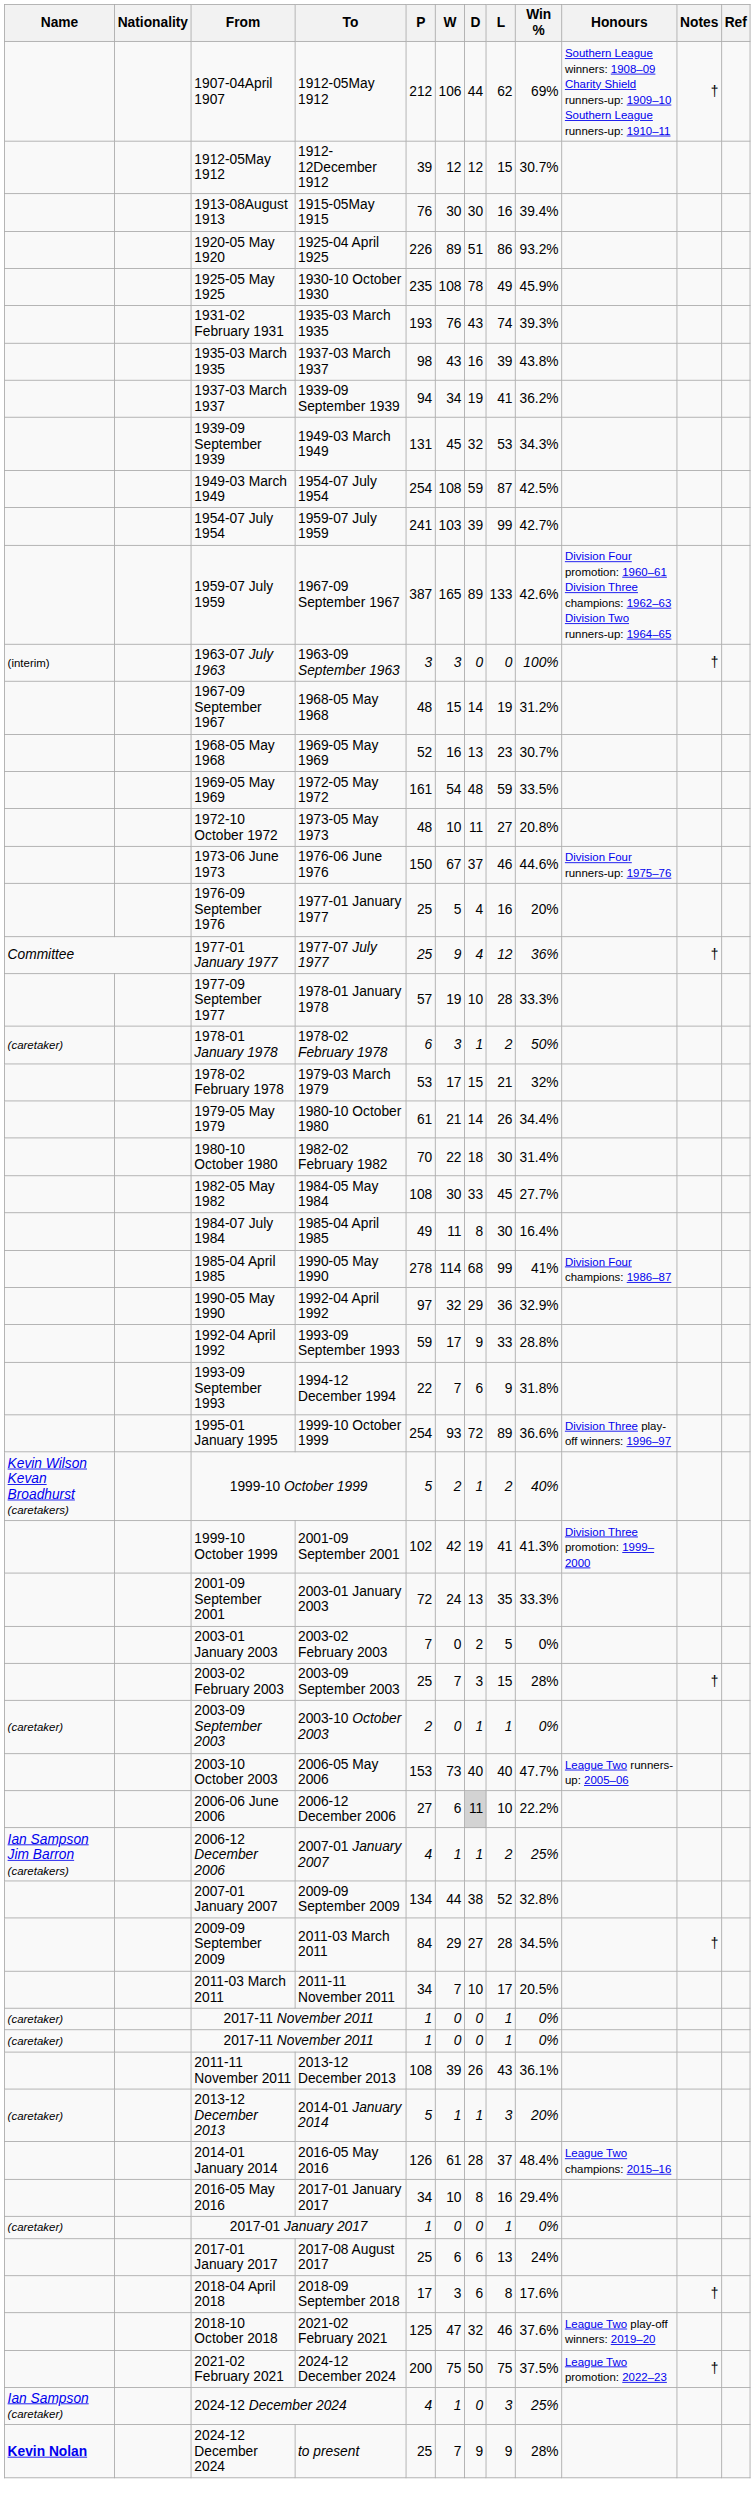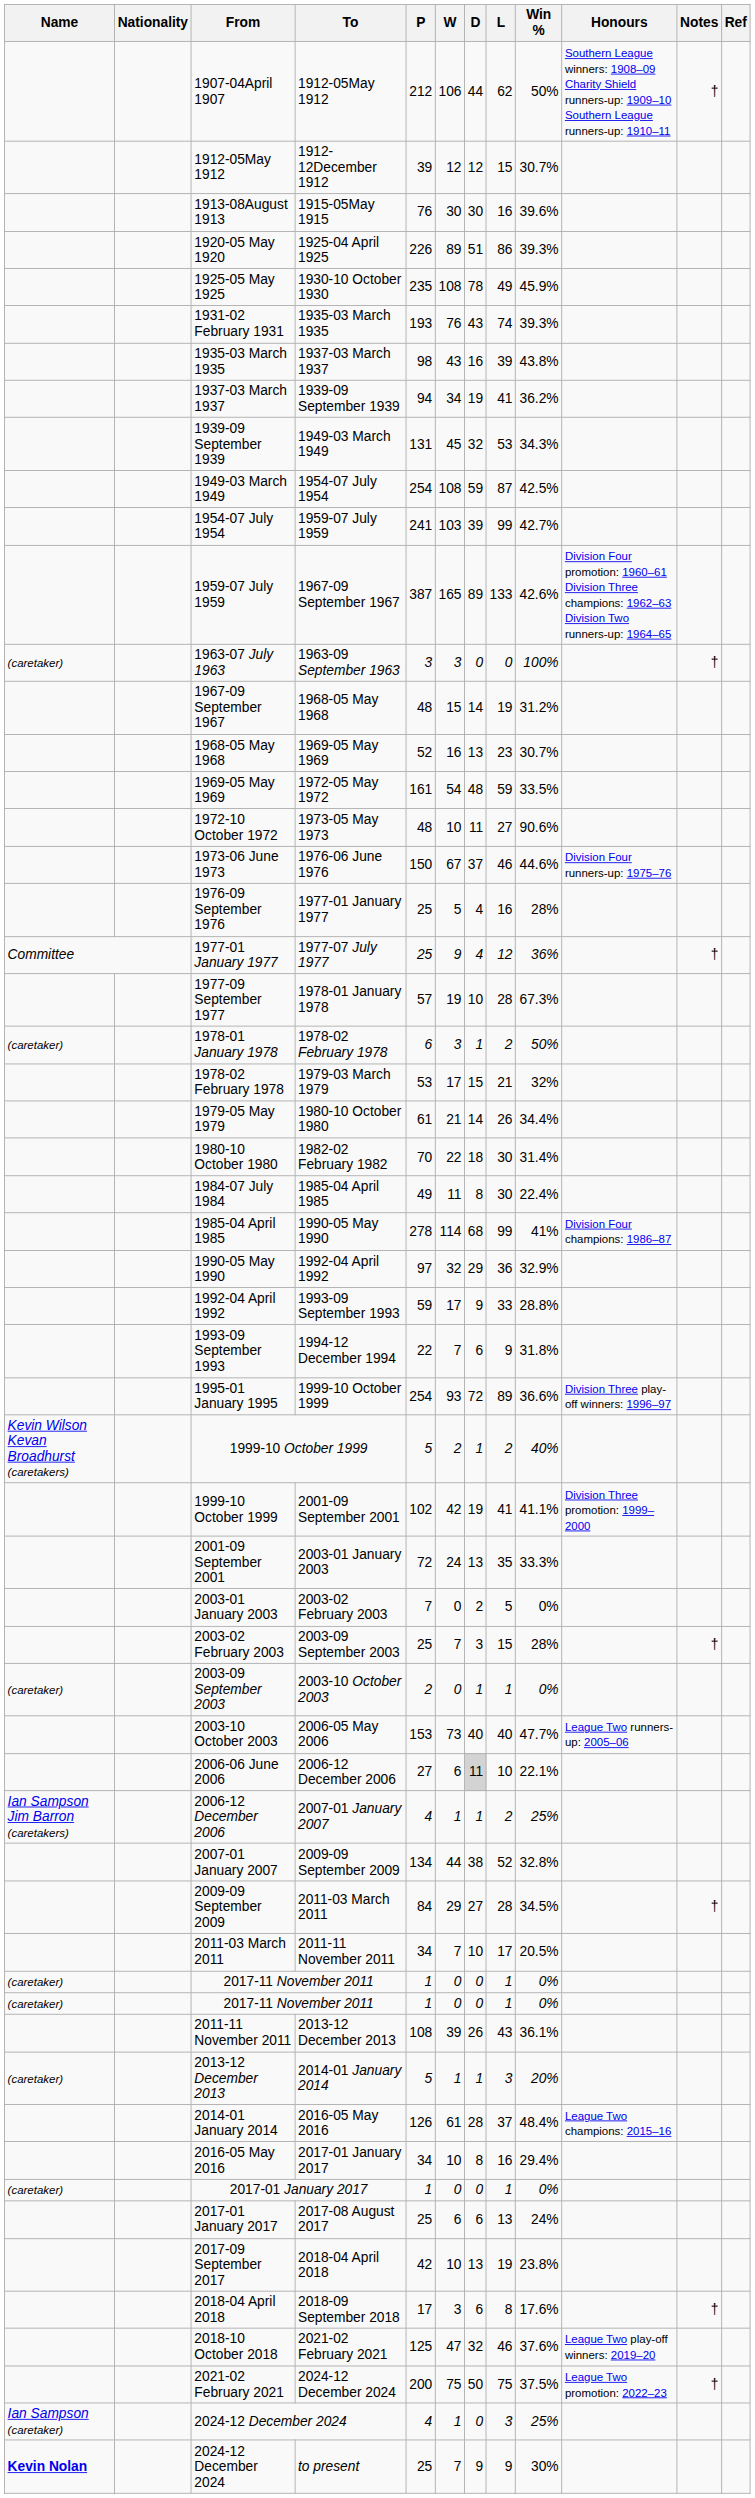(545, 91) 69% -> (545, 91) 50%
(539, 212) 39.4% -> (539, 212) 39.6%
(539, 249) 93.2% -> (539, 249) 39.3%
(29, 663) (interim) -> (35, 662) (caretaker)
(539, 827) 20.8% -> (539, 827) 90.6%
(545, 909) 20% -> (545, 909) 28%
(539, 1000) 33.3% -> (539, 1000) 67.3%
- row: (235, 1194)
(539, 1231) 16.4% -> (539, 1194) 22.4%
(539, 1546) 41.3% -> (539, 1509) 41.1%
(539, 1809) 22.2% -> (539, 1772) 22.1%
+ row: (228, 2264)
(545, 2451) 28% -> (545, 2466) 30%
